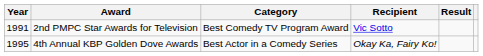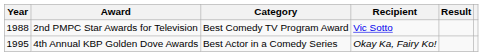(18, 28) 1991 -> (18, 28) 1988
